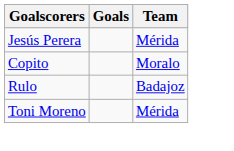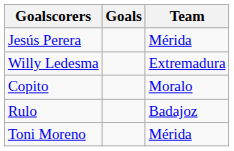+ row: (53, 63)
